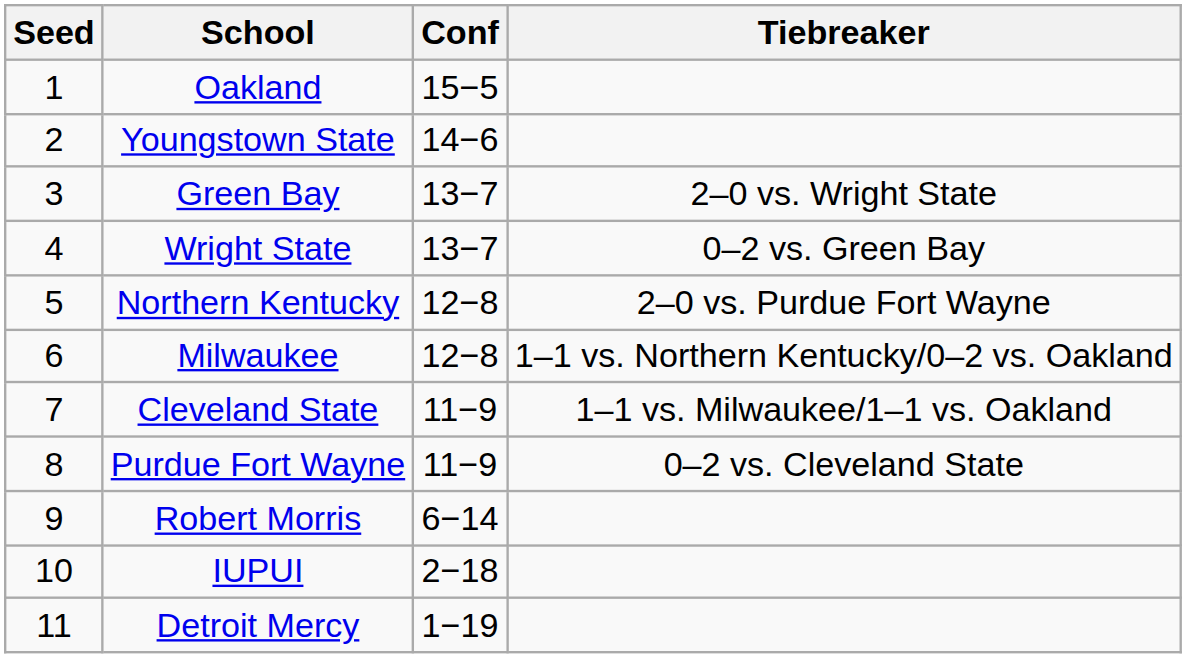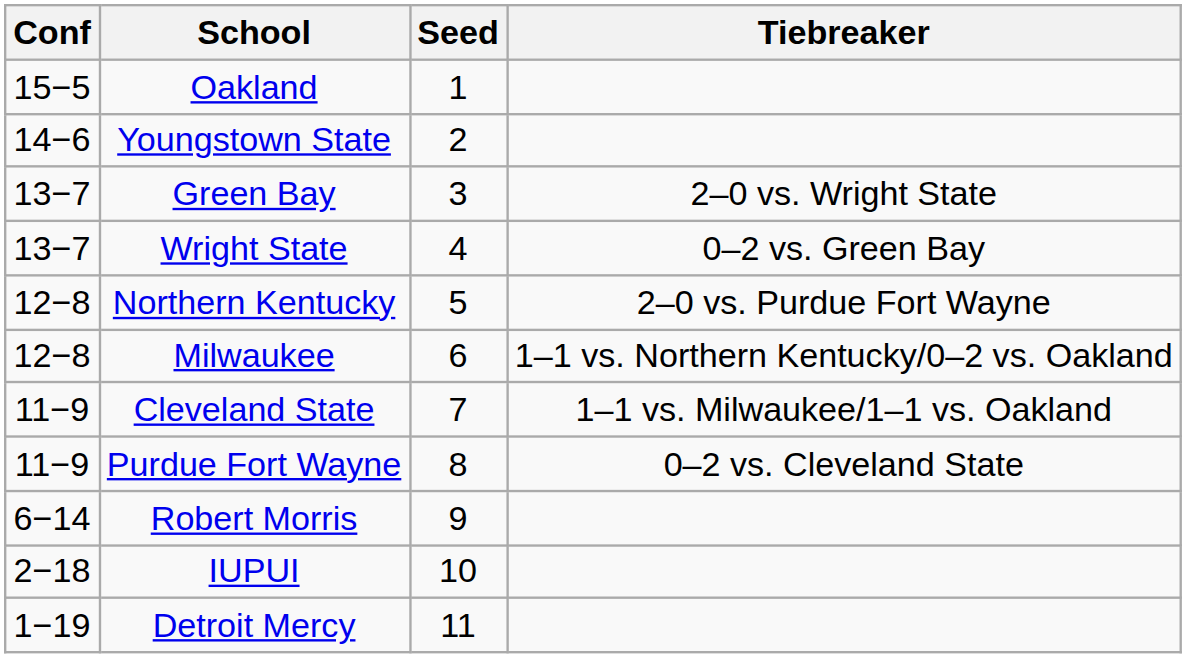columns swapped: (54, 33) <-> (460, 33)
